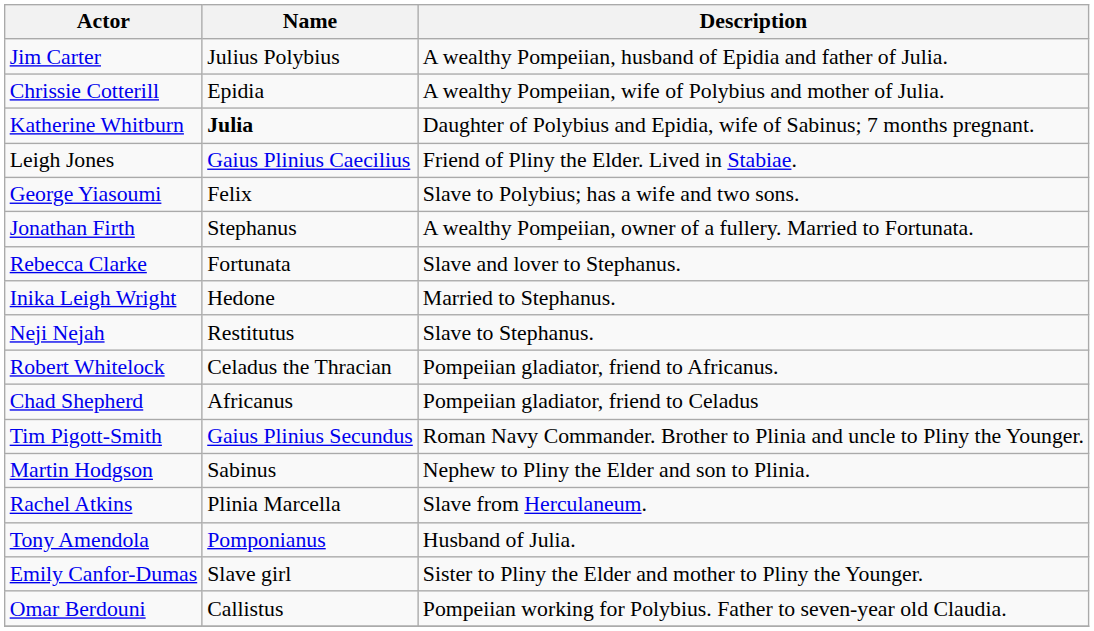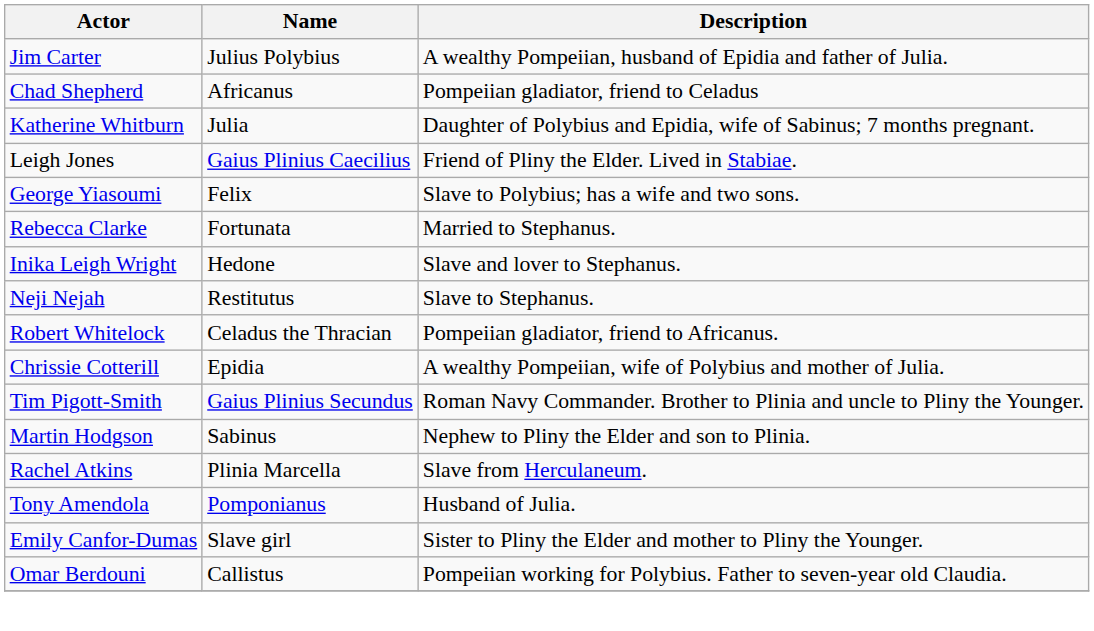rows swapped: (84, 90) <-> (76, 401)
(230, 125) bold -> (228, 125) normal
- row: (72, 228)
(552, 263) Slave and lover to Stephanus. -> (519, 228) Married to Stephanus.
(519, 297) Married to Stephanus. -> (552, 263) Slave and lover to Stephanus.
